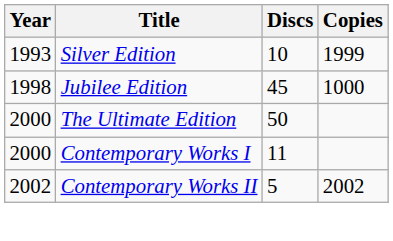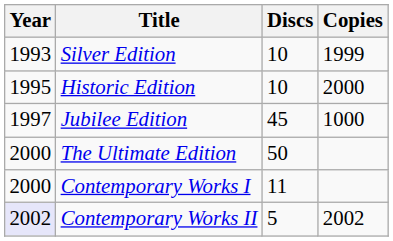+ row: (128, 86)
(30, 86) 1998 -> (30, 119) 1997
(30, 185) no background -> (30, 218) lavender background
